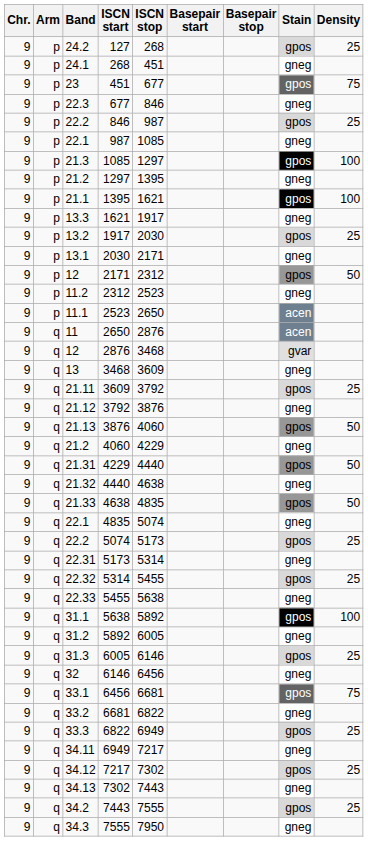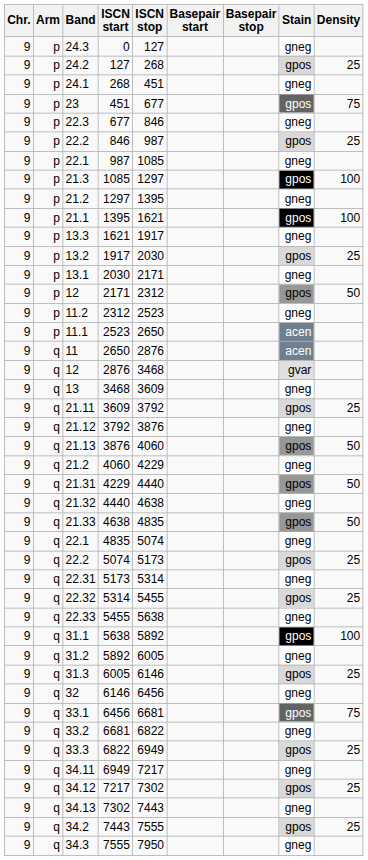+ row: (126, 46)
